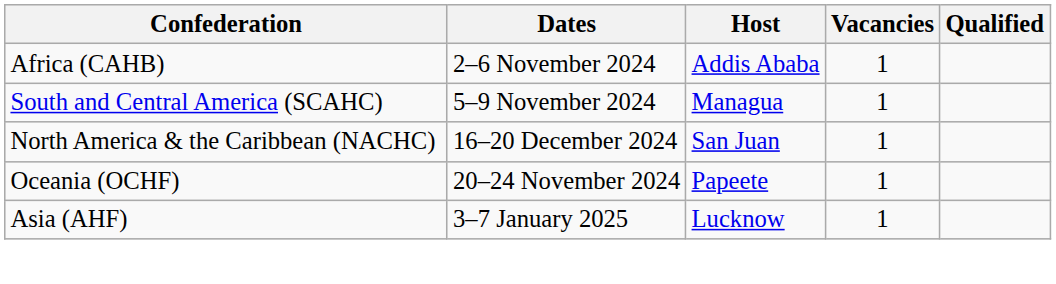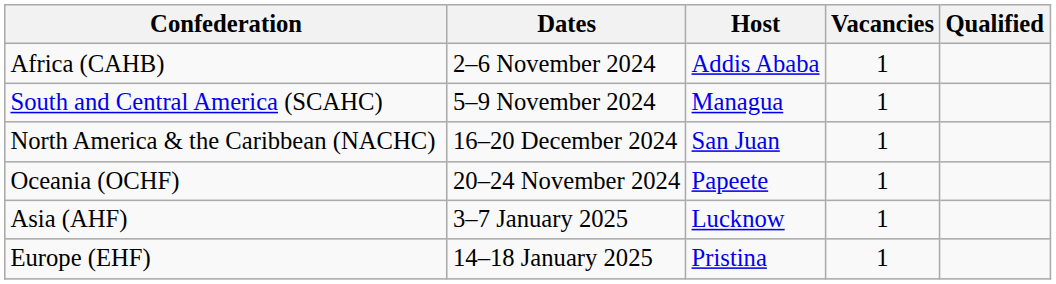+ row: (81, 258)
